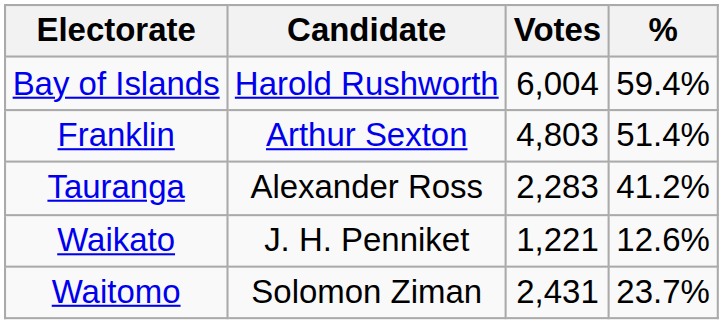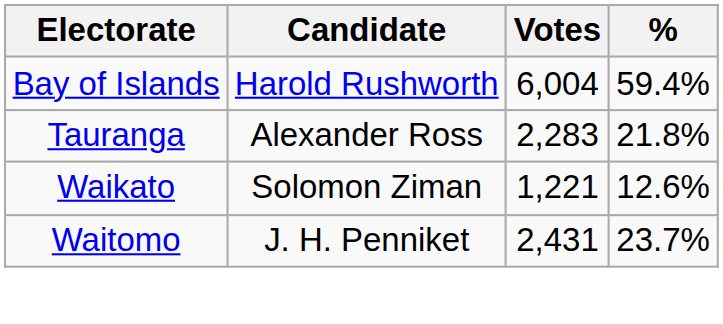- row: (116, 135)
(663, 187) 41.2% -> (663, 135) 21.8%
(367, 239) J. H. Penniket -> (367, 187) Solomon Ziman
(367, 291) Solomon Ziman -> (367, 239) J. H. Penniket
